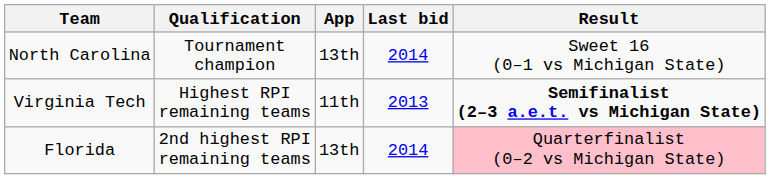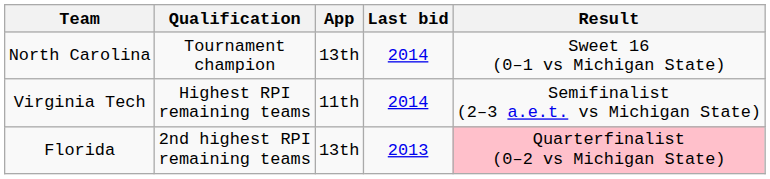(408, 103) 2013 -> (408, 103) 2014
(609, 103) bold -> (609, 103) normal
(408, 150) 2014 -> (408, 150) 2013
